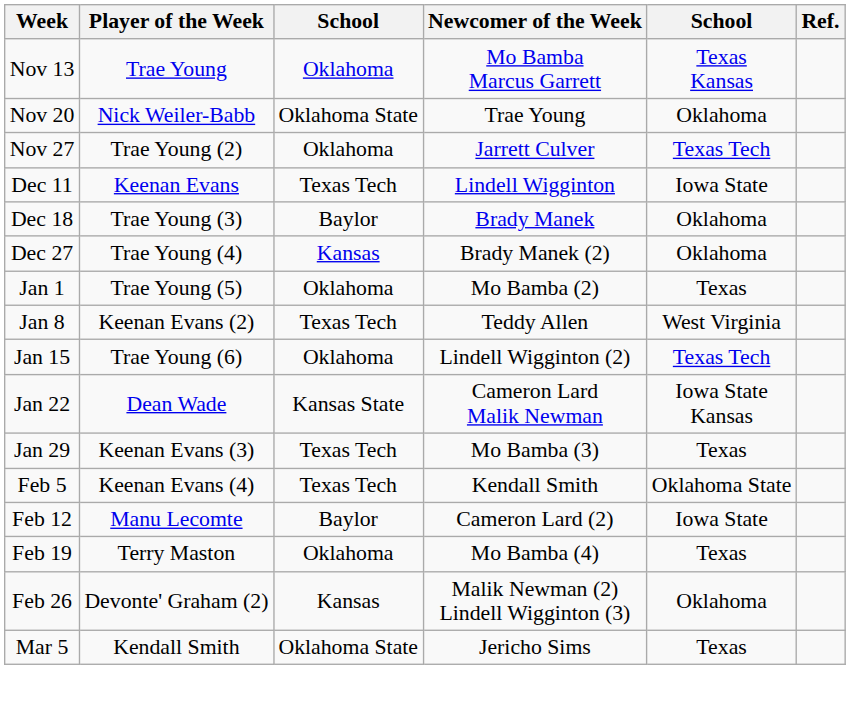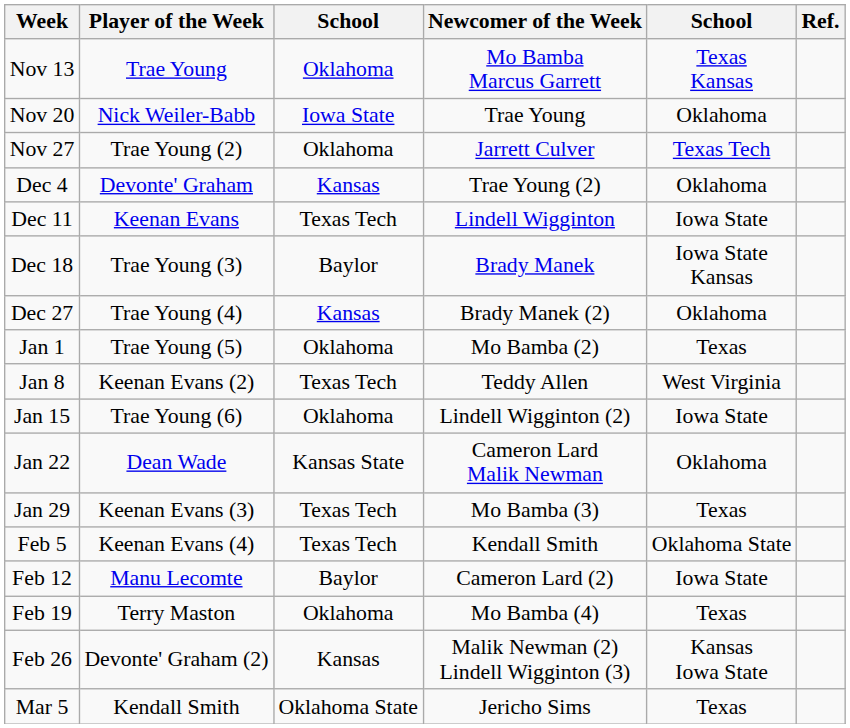(348, 115) Oklahoma State -> (348, 115) Iowa State
+ row: (42, 184)
(722, 218) Oklahoma -> (722, 265) Iowa State Kansas
(722, 356) Texas Tech -> (722, 415) Iowa State
(722, 403) Iowa State Kansas -> (722, 462) Oklahoma
(722, 600) Oklahoma -> (722, 659) Kansas Iowa State
